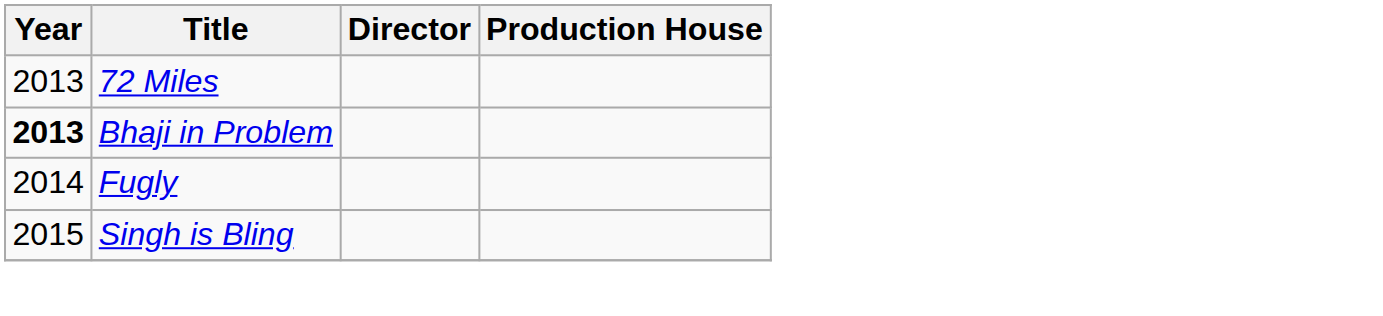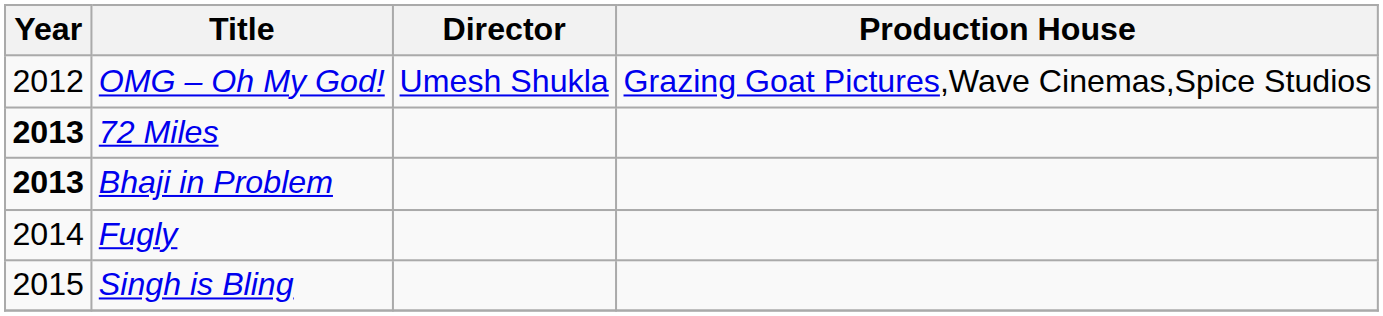+ row: (242, 81)
(48, 81) normal -> (48, 132) bold
